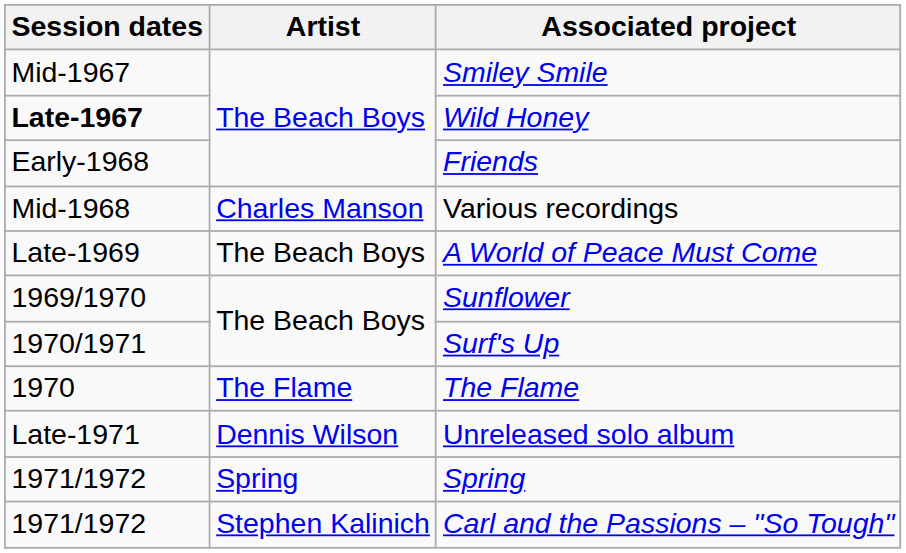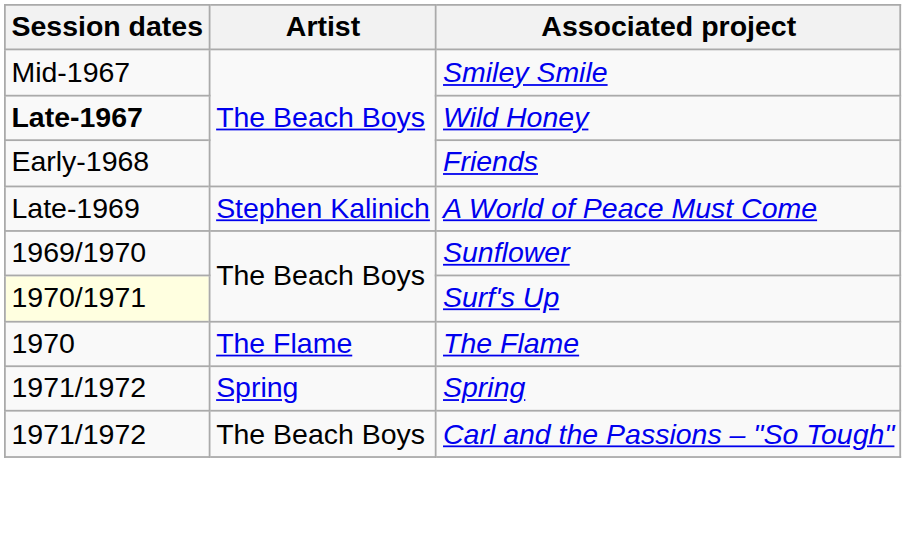- row: (561, 207)
(321, 252) The Beach Boys -> (323, 207) Stephen Kalinich
(79, 343) no background -> (79, 298) lightyellow background
- row: (589, 433)
(323, 523) Stephen Kalinich -> (321, 433) The Beach Boys
